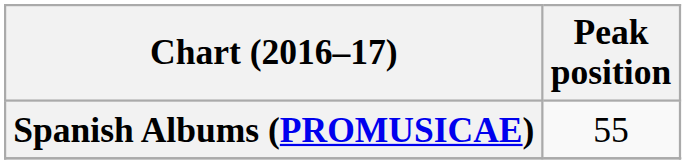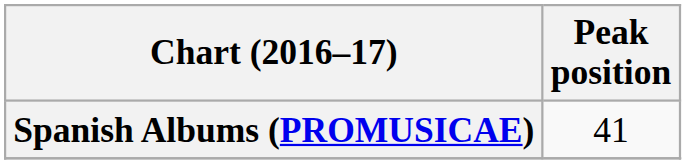(611, 128) 55 -> (611, 128) 41
